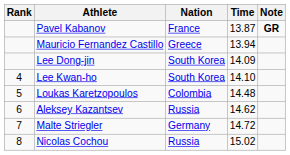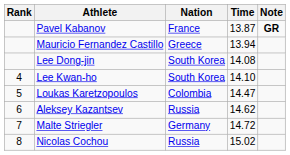(243, 61) 14.09 -> (243, 61) 14.08
(243, 93) 14.48 -> (243, 93) 14.47
